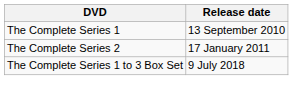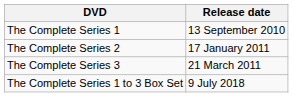+ row: (63, 65)
